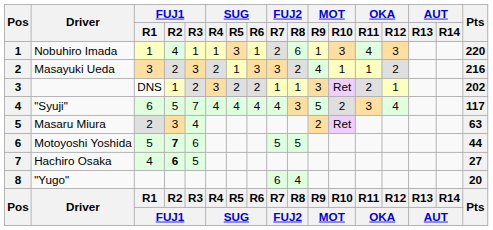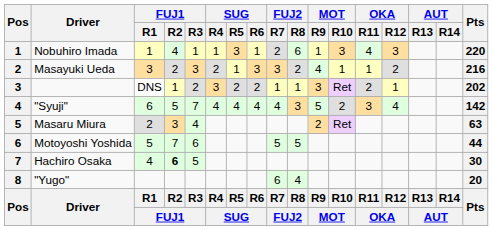(475, 105) 117 -> (475, 105) 142
(175, 142) bold -> (175, 142) normal
(475, 161) 27 -> (475, 161) 30
